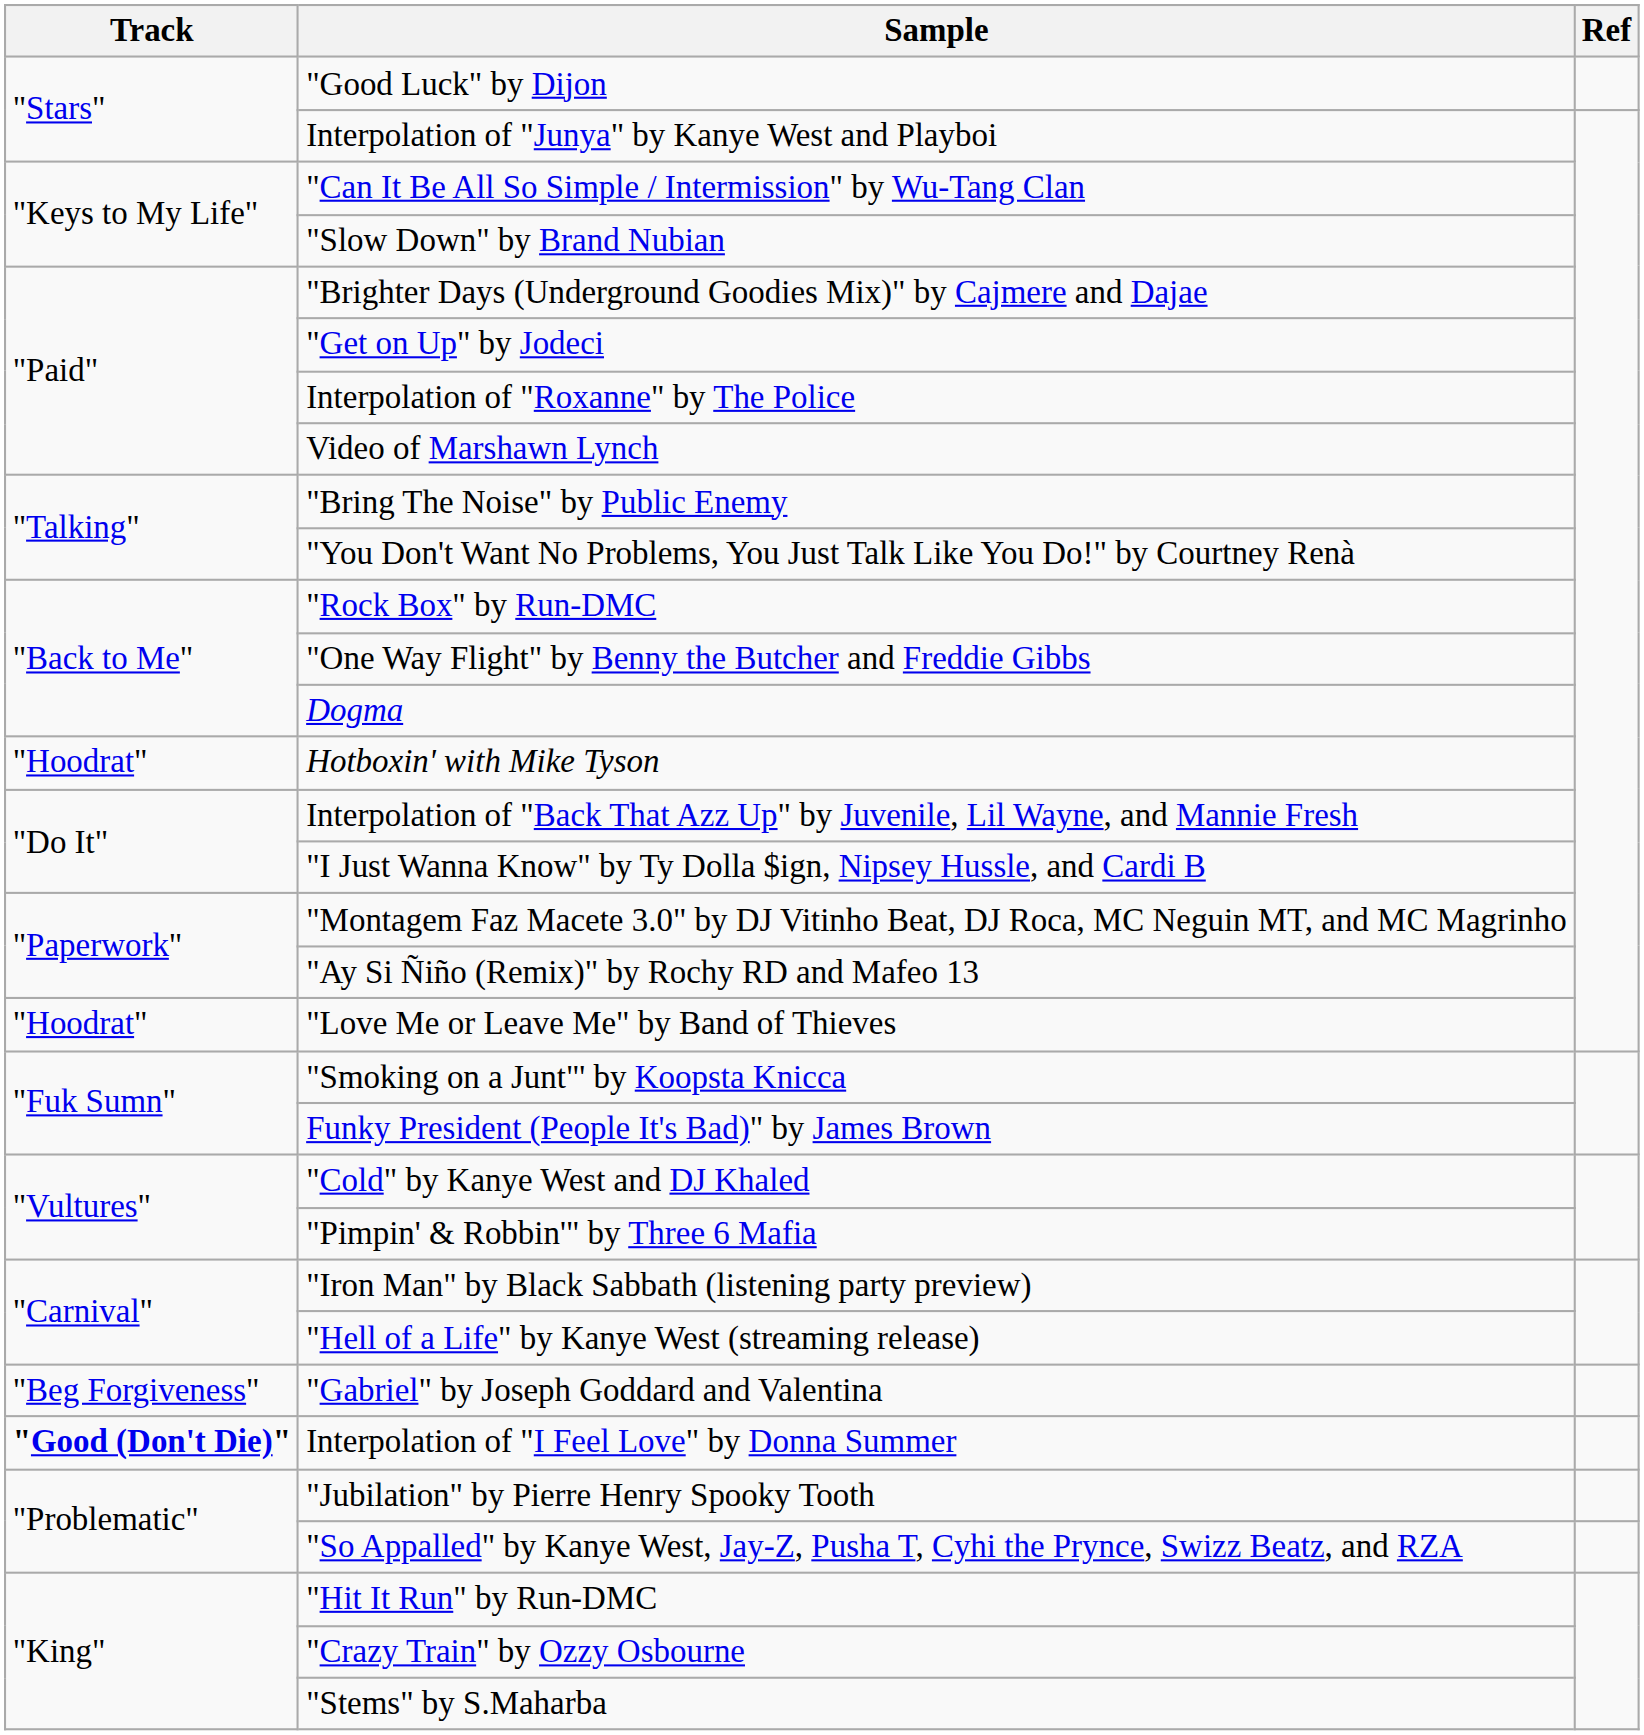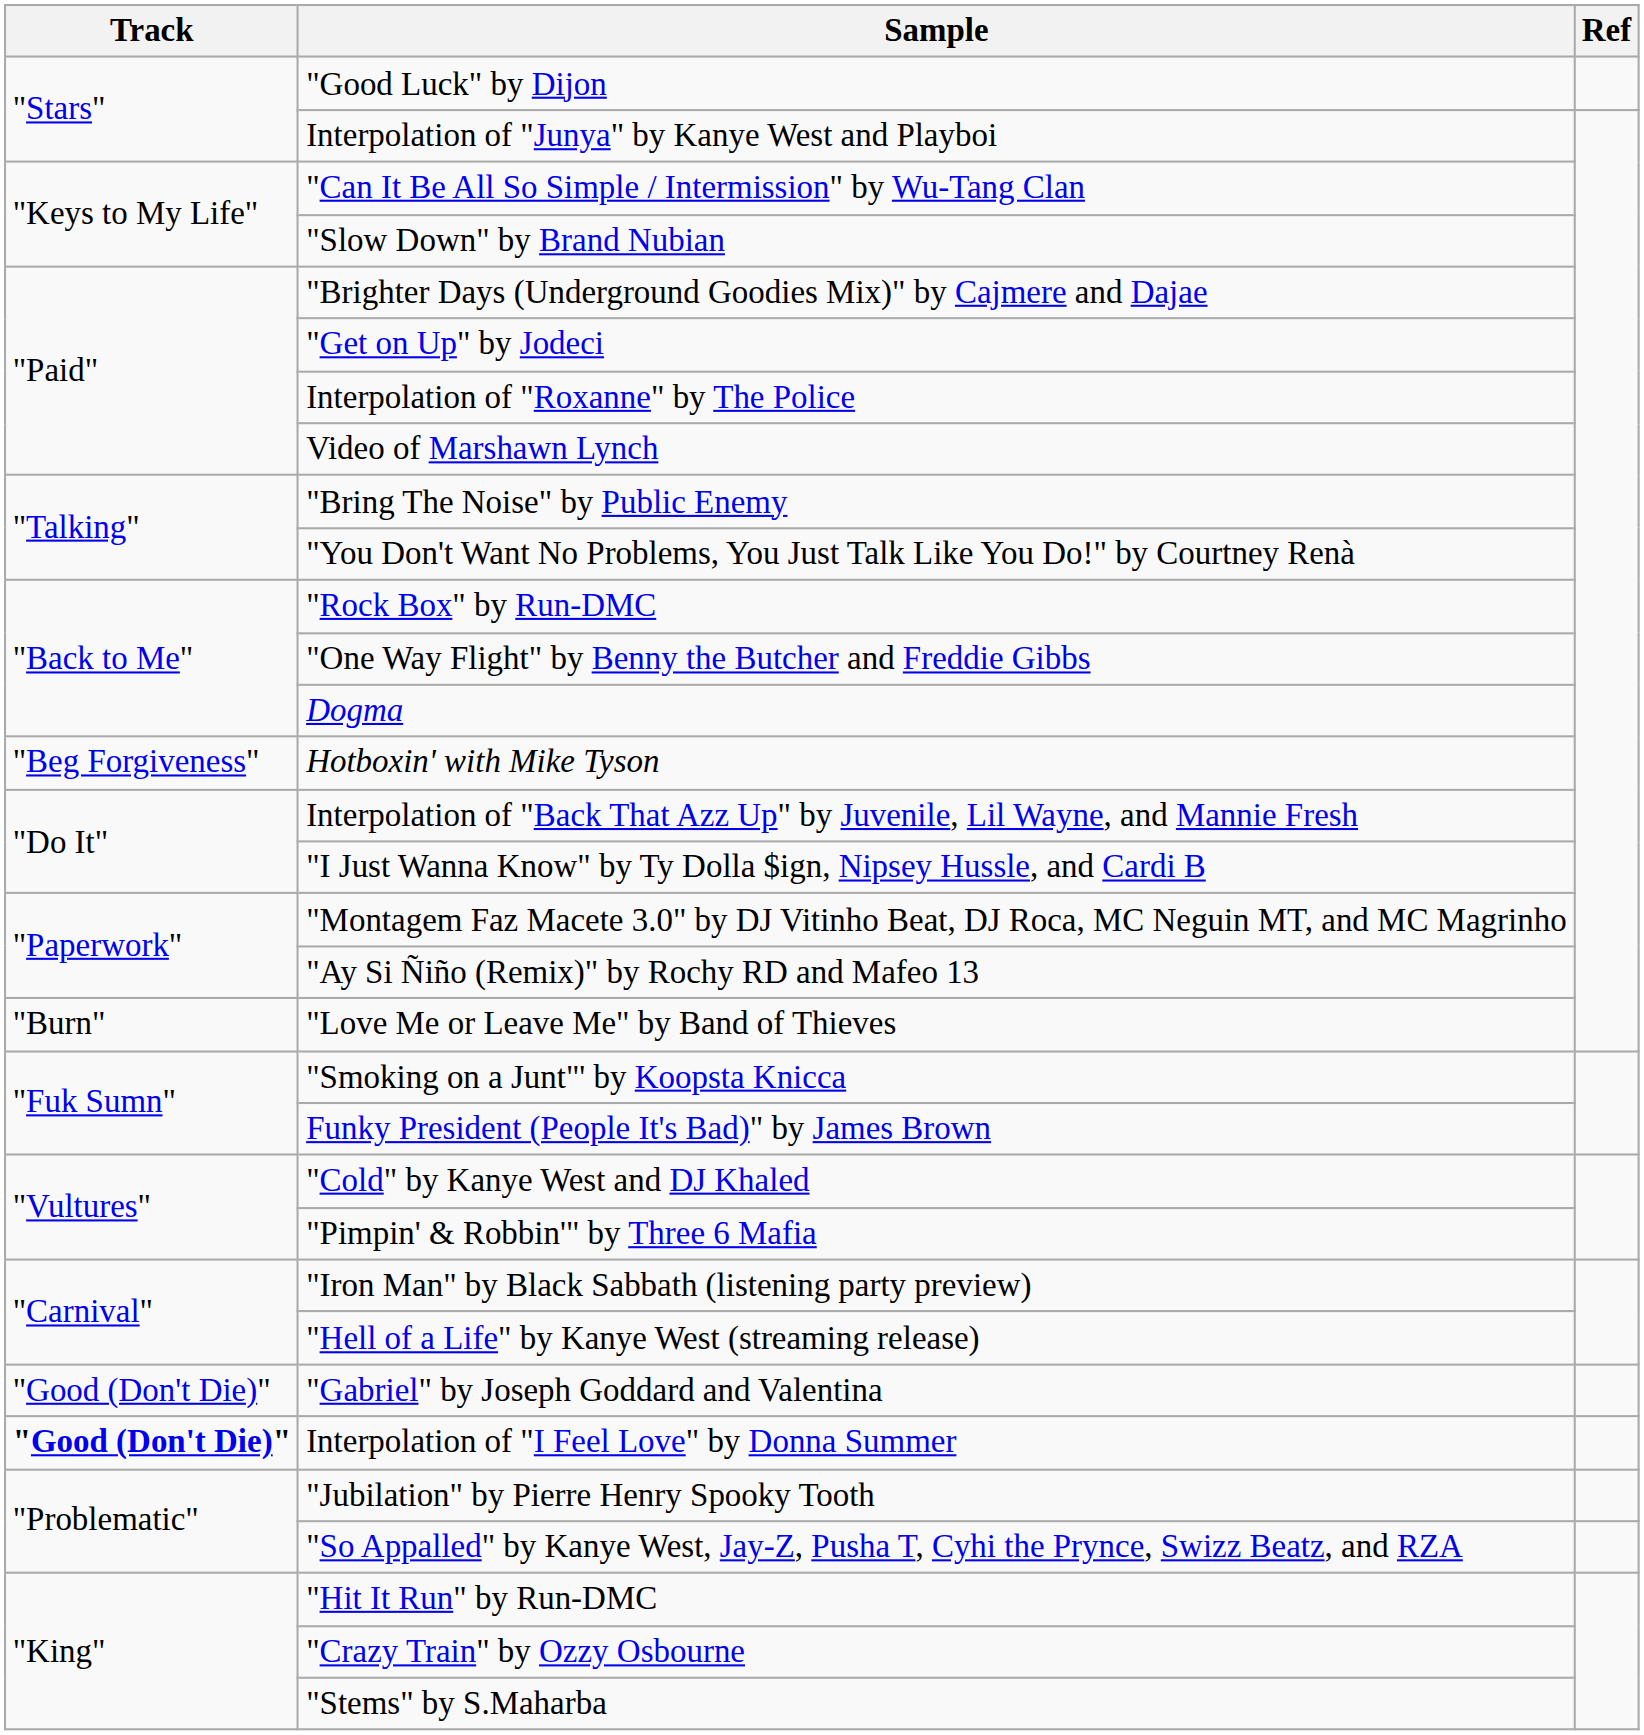(80, 762) "Hoodrat" -> (136, 762) "Beg Forgiveness"
(80, 1023) "Hoodrat" -> (59, 1023) "Burn"
(136, 1389) "Beg Forgiveness" -> (142, 1389) "Good (Don't Die)"
